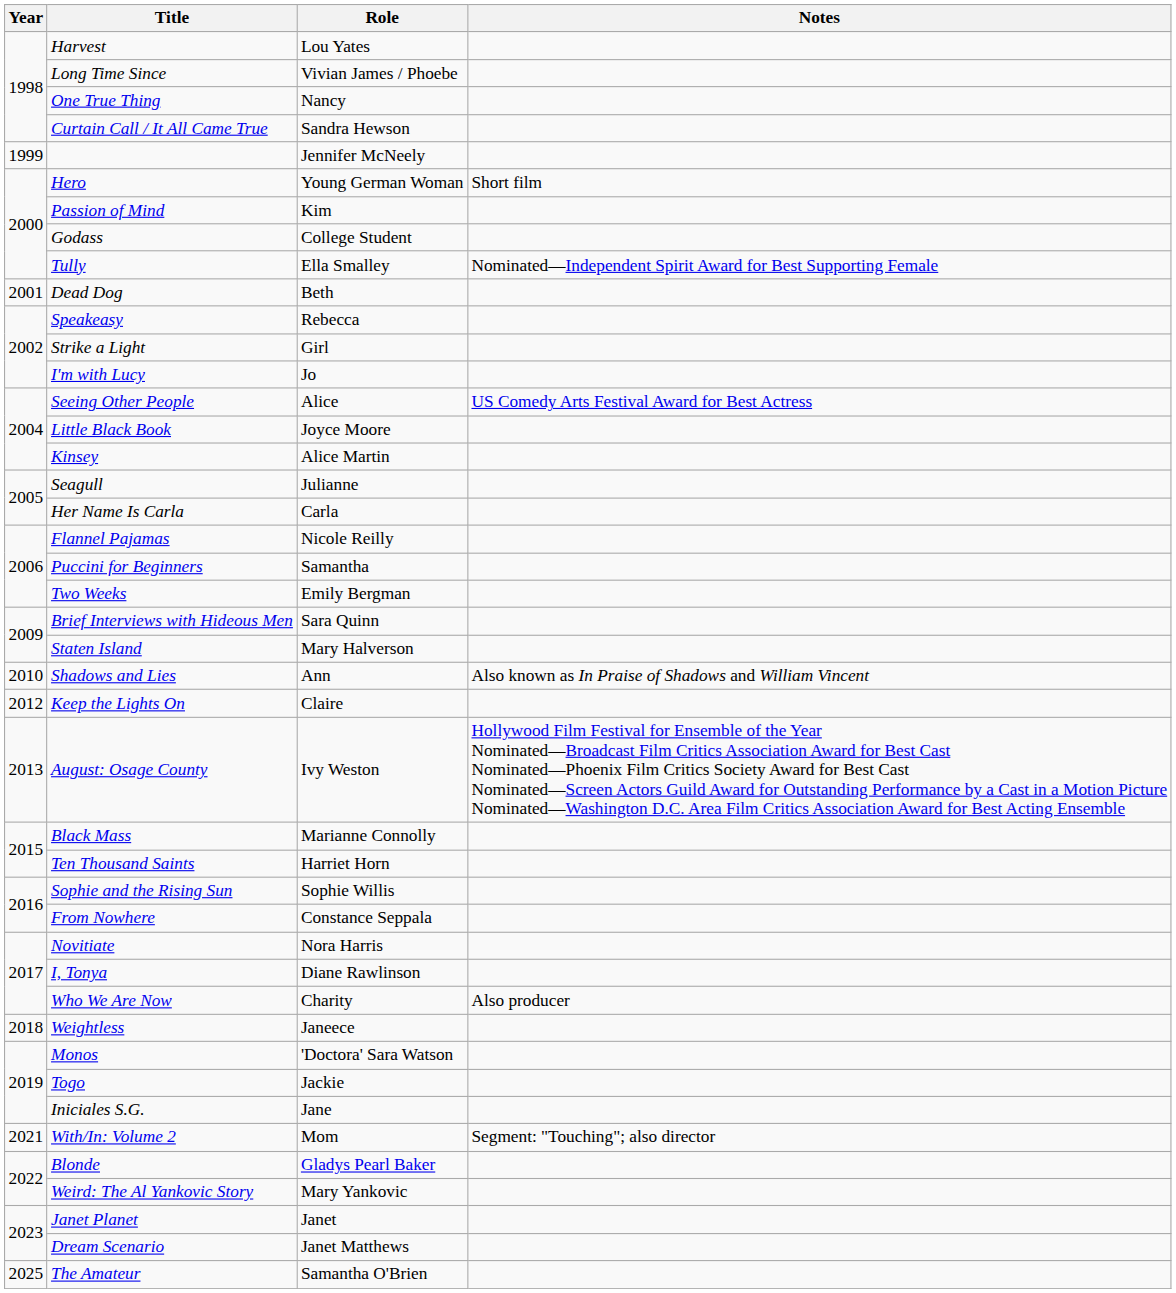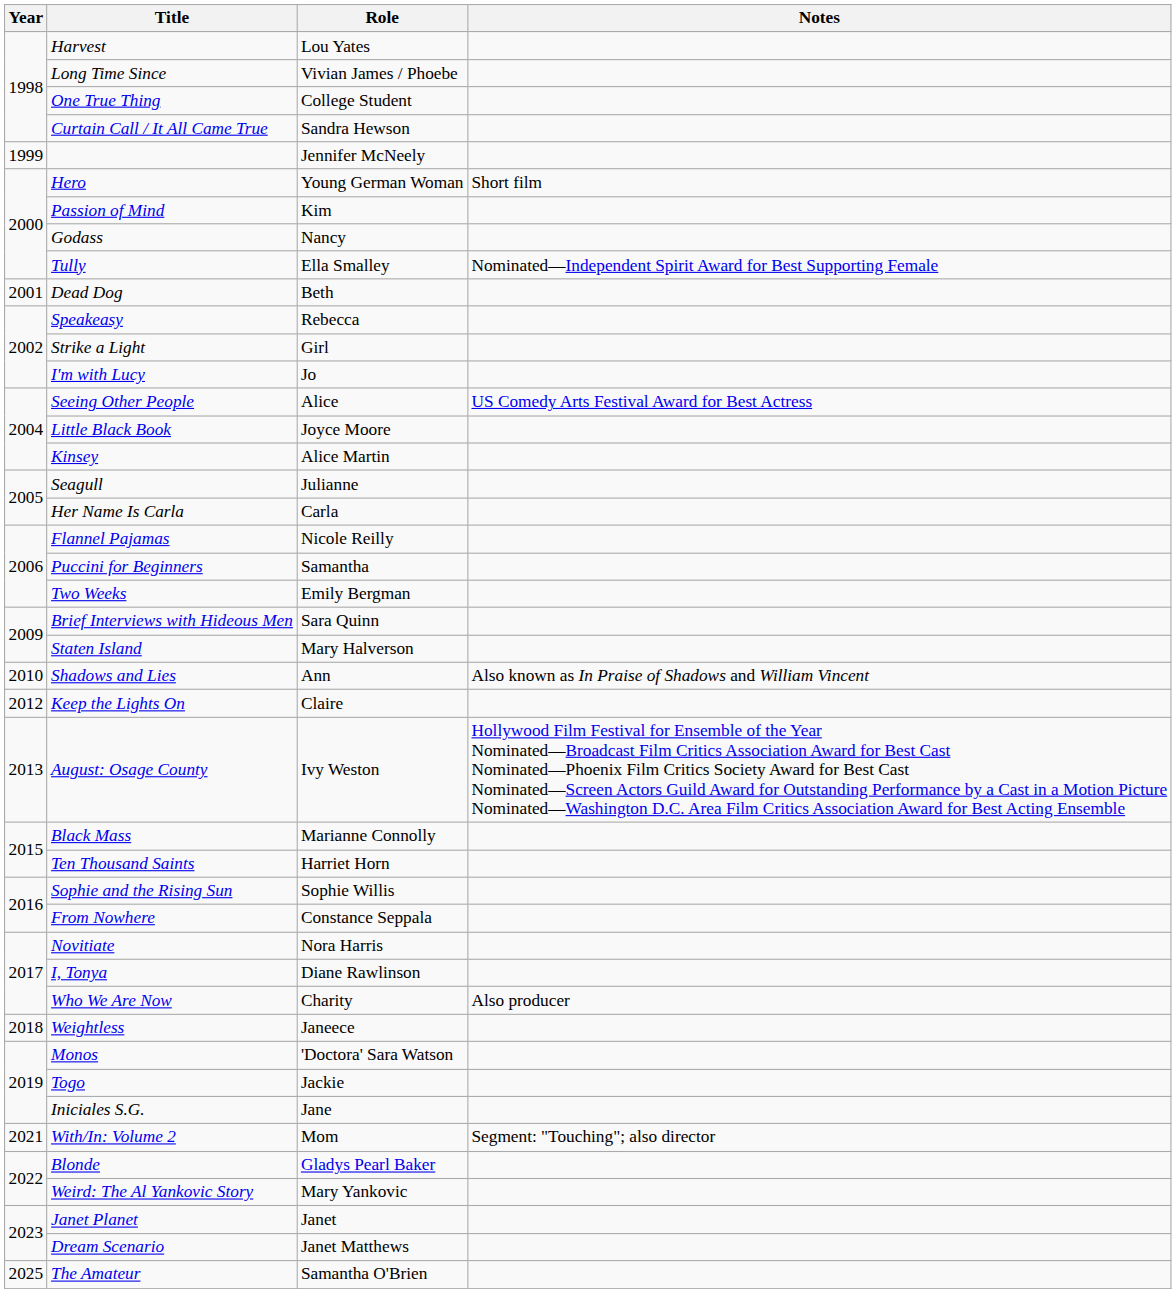(323, 100) Nancy -> (356, 100) College Student
(356, 237) College Student -> (323, 237) Nancy
